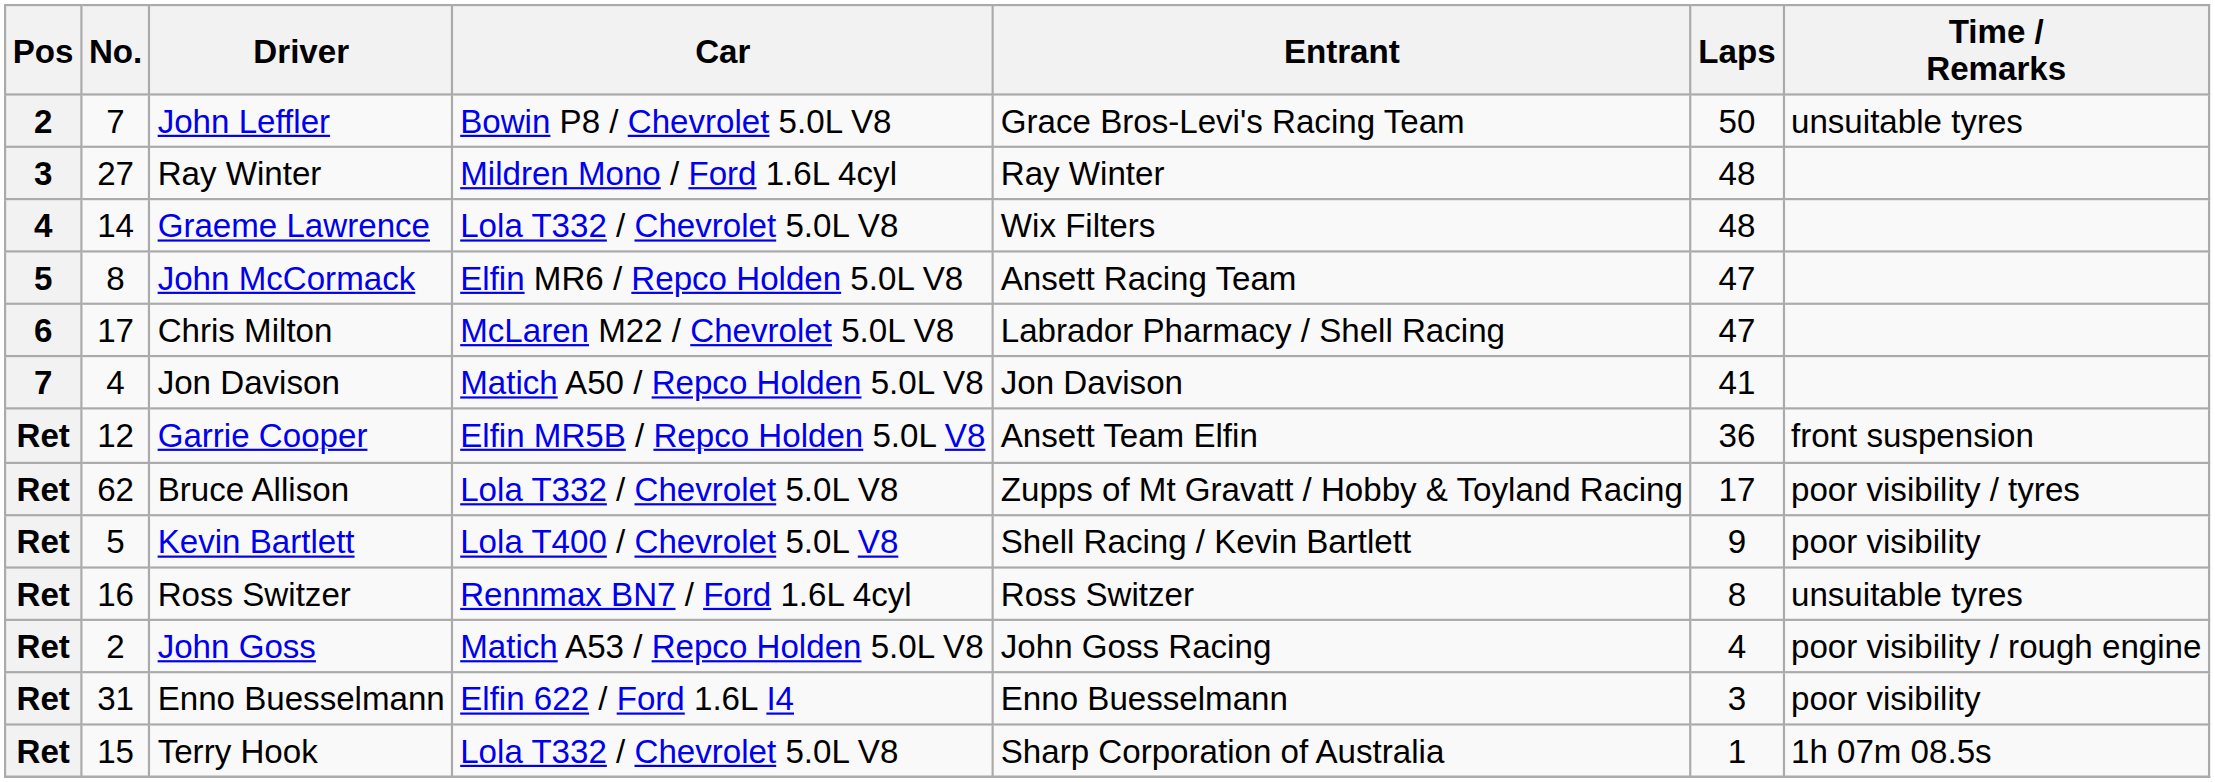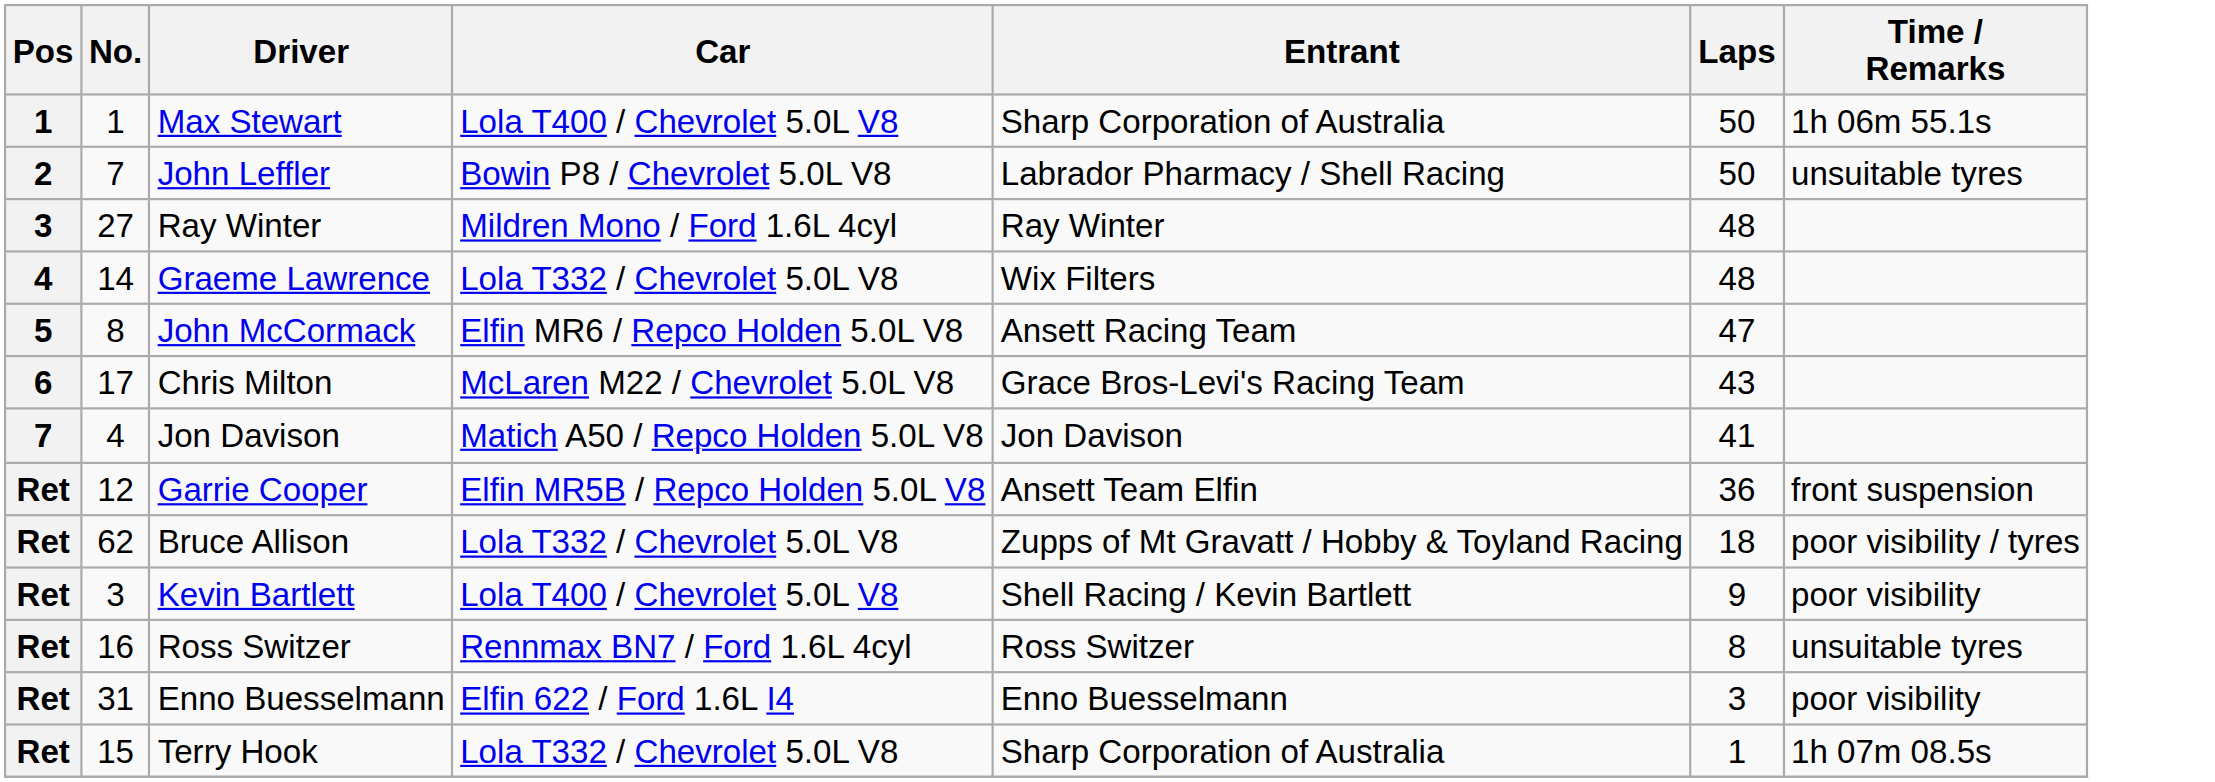+ row: (250, 121)
(1233, 121) Grace Bros-Levi's Racing Team -> (1253, 173) Labrador Pharmacy / Shell Racing
(1253, 331) Labrador Pharmacy / Shell Racing -> (1233, 383) Grace Bros-Levi's Racing Team
(1737, 331) 47 -> (1737, 383) 43
(1737, 488) 17 -> (1737, 541) 18
(116, 541) 5 -> (116, 593) 3
- row: (237, 646)
